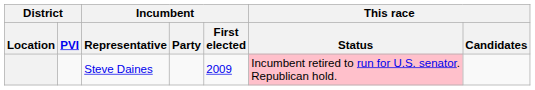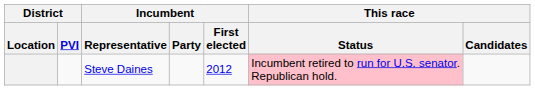(219, 69) 2009 -> (219, 69) 2012
